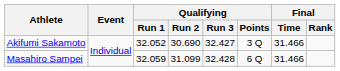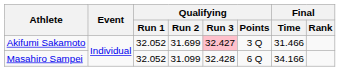(186, 43) 30.690 -> (186, 43) 31.699
(220, 43) no background -> (220, 43) pink background
(151, 59) 32.059 -> (151, 59) 32.052
(289, 59) 31.466 -> (289, 59) 34.166
